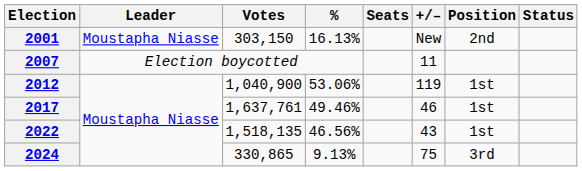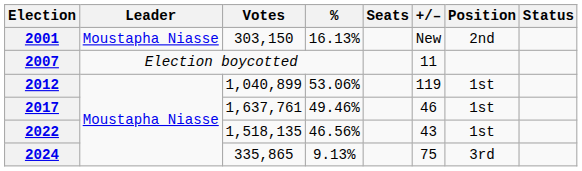(264, 85) 1,040,900 -> (264, 85) 1,040,899
(264, 155) 330,865 -> (264, 155) 335,865
